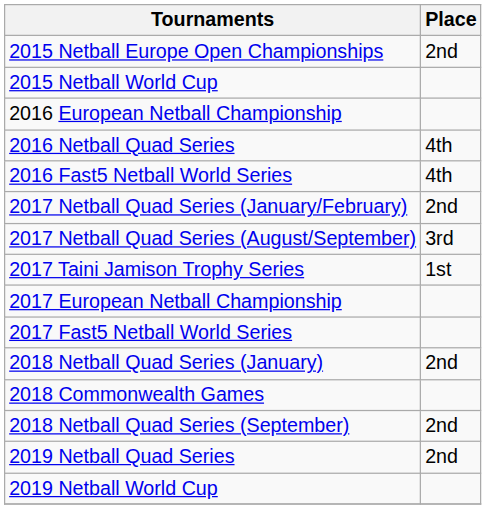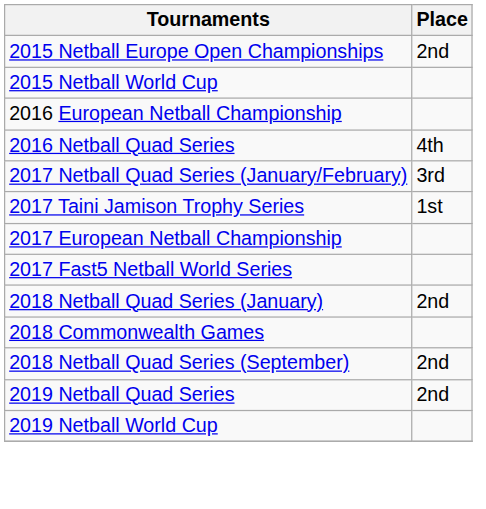- row: (151, 176)
(442, 207) 2nd -> (431, 176) 3rd
- row: (213, 238)
